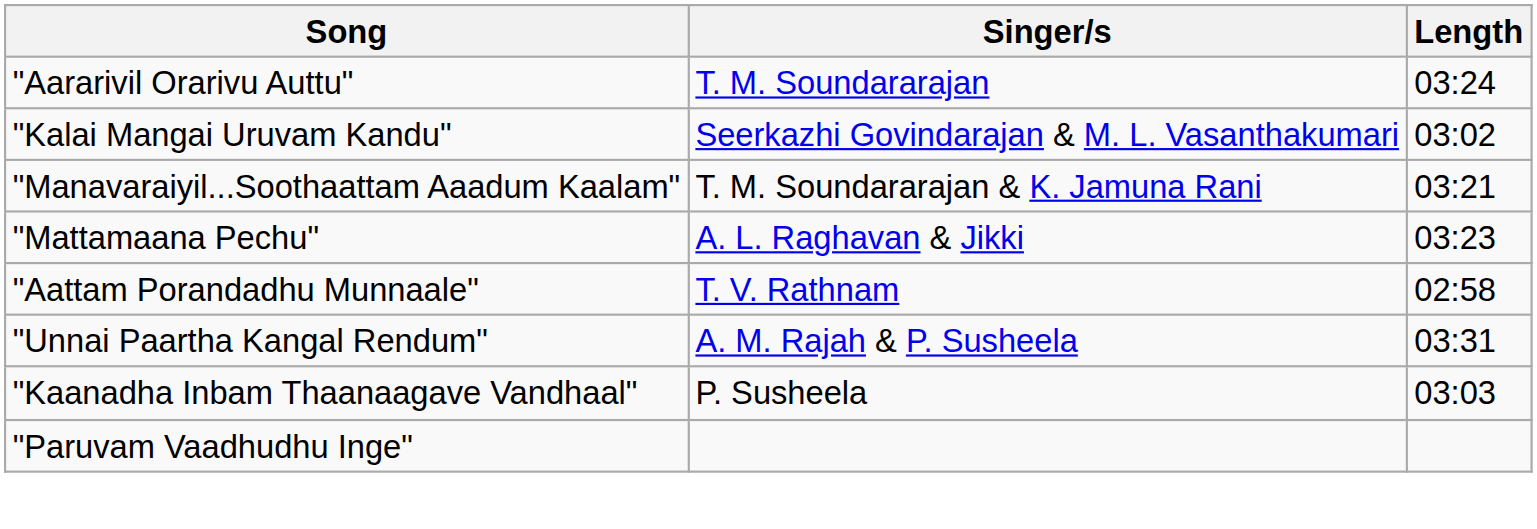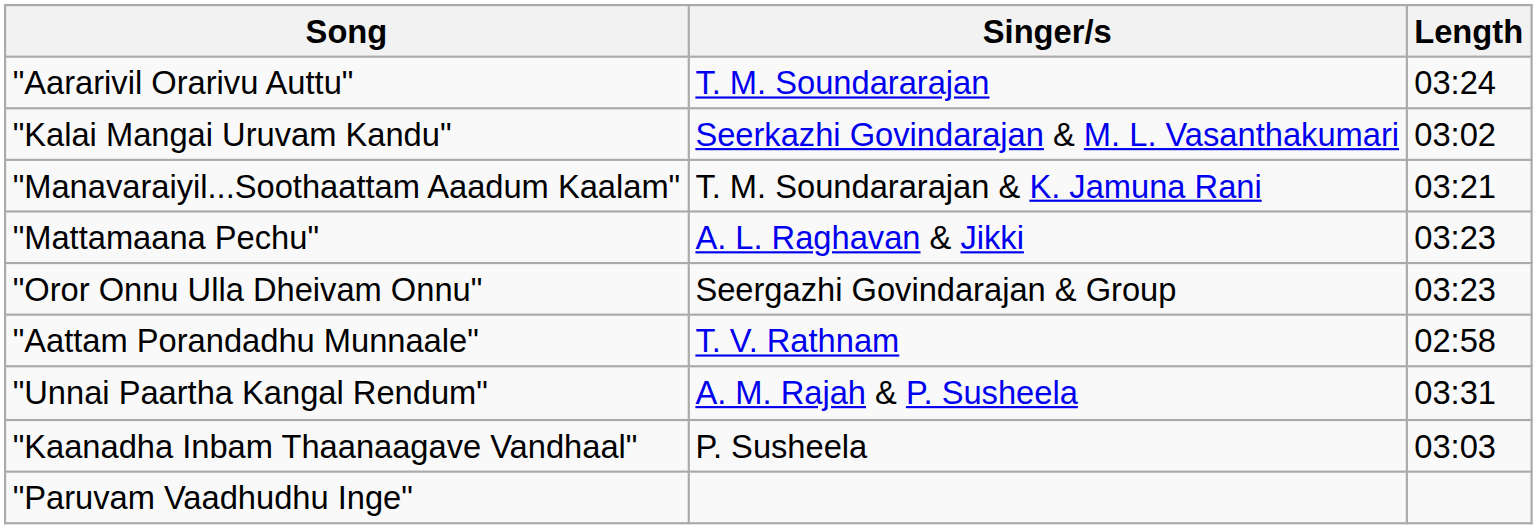+ row: (247, 290)
